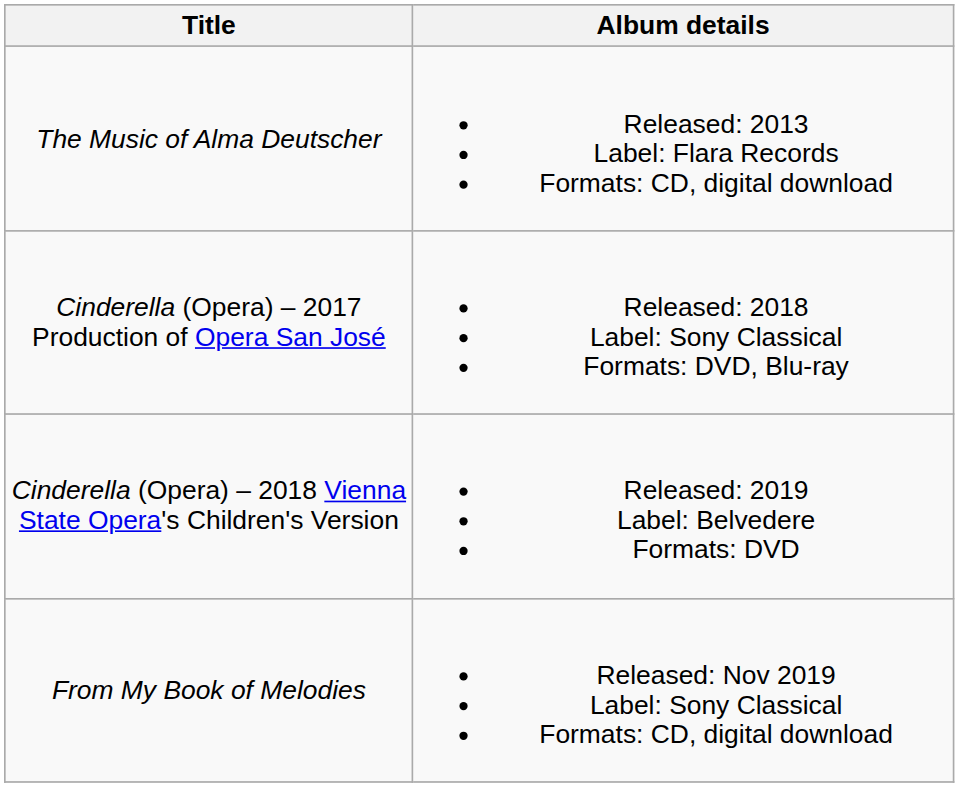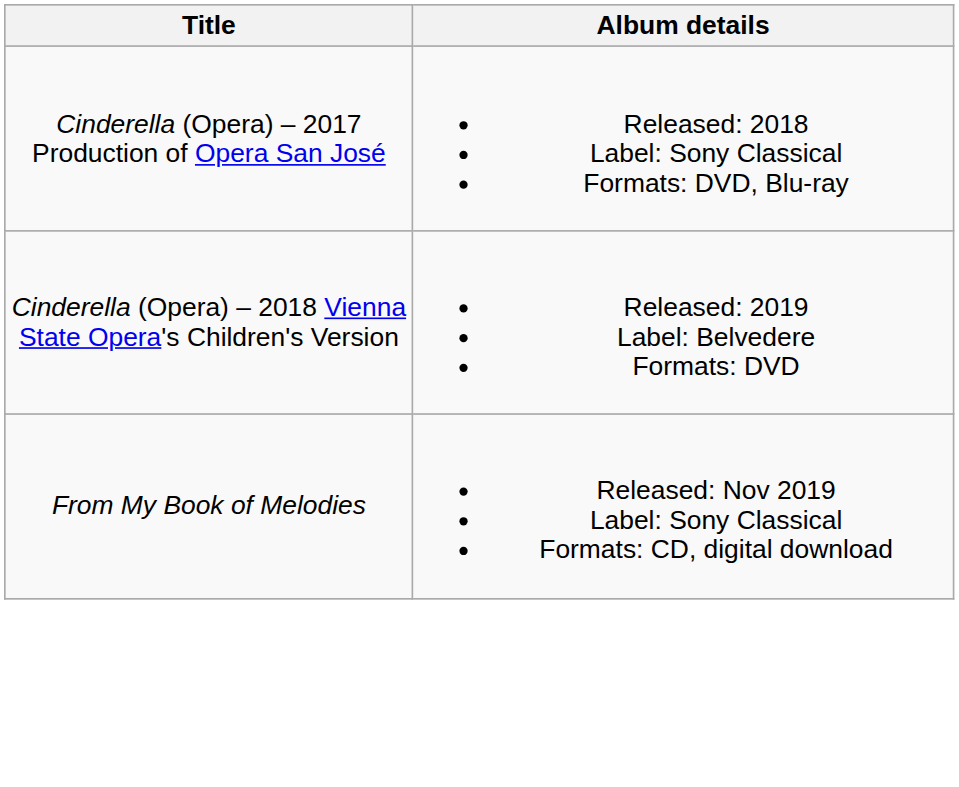- row: (209, 138)
